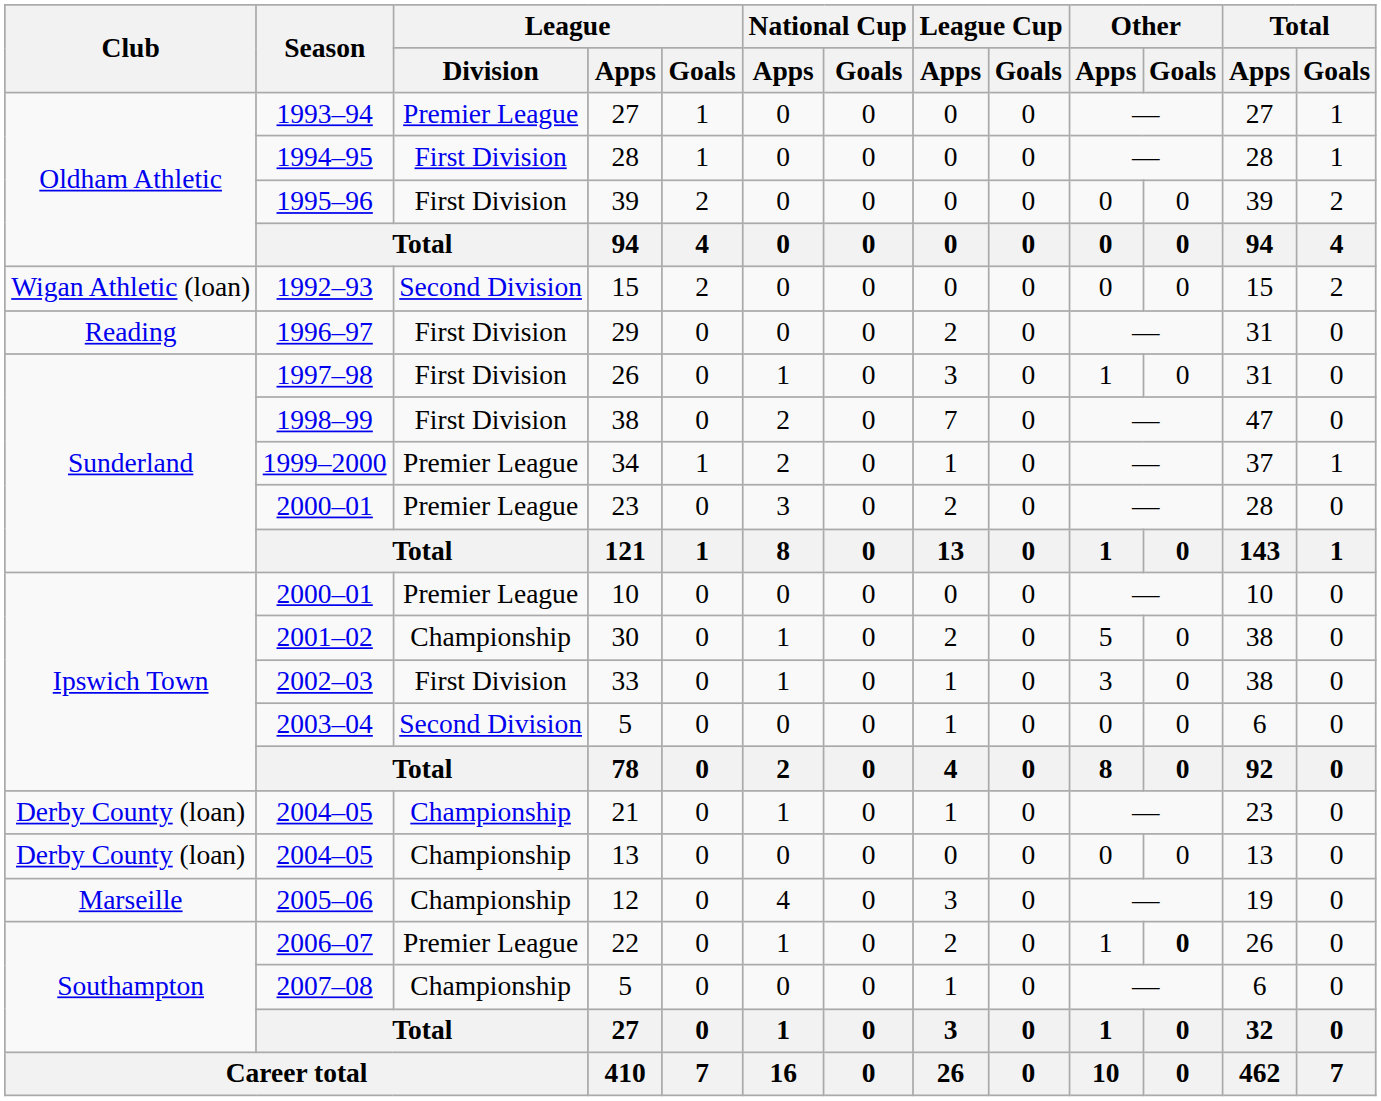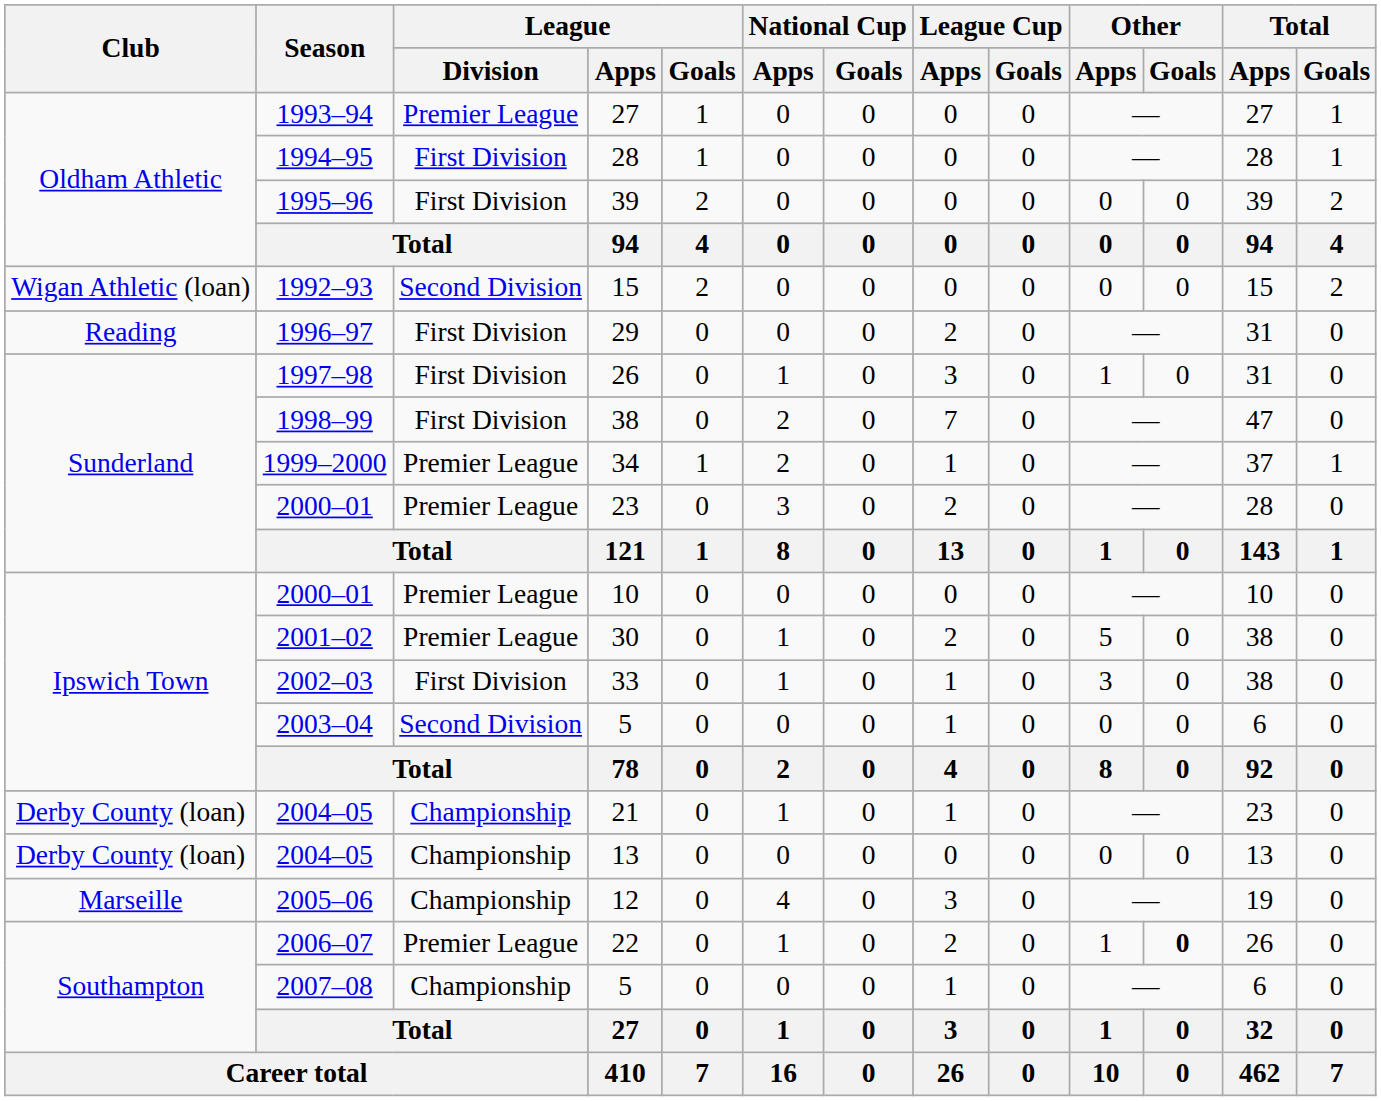(491, 637) Championship -> (491, 637) Premier League
